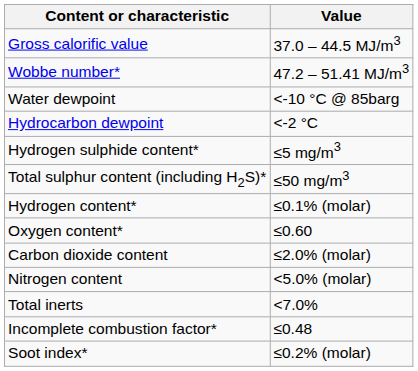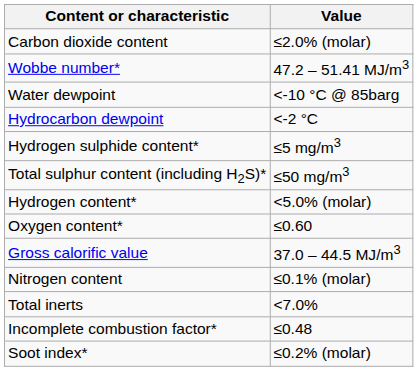rows swapped: (78, 43) <-> (88, 255)
(322, 205) ≤0.1% (molar) -> (322, 201) <5.0% (molar)
(322, 279) <5.0% (molar) -> (322, 279) ≤0.1% (molar)
